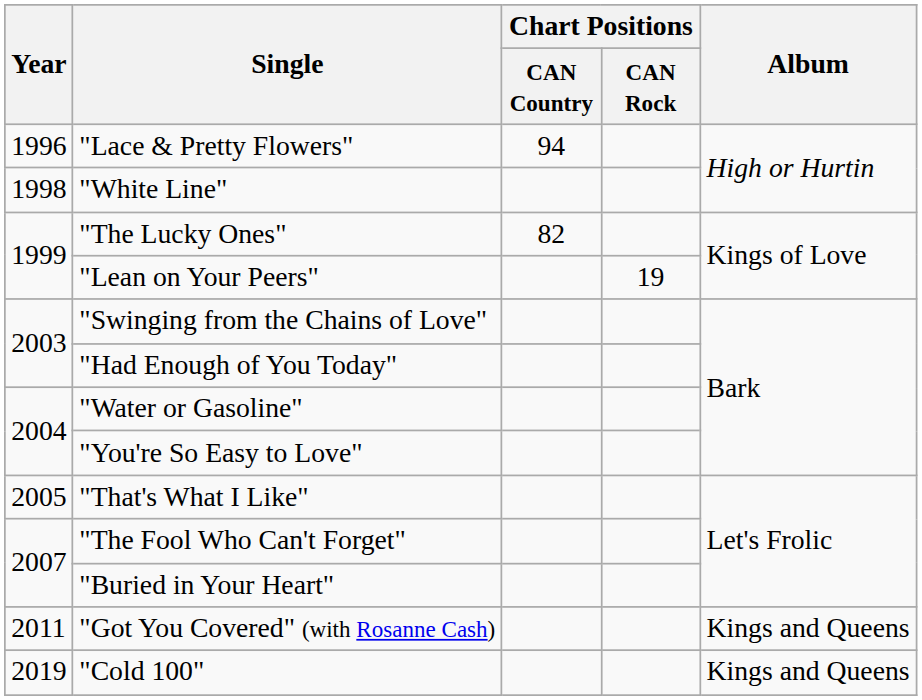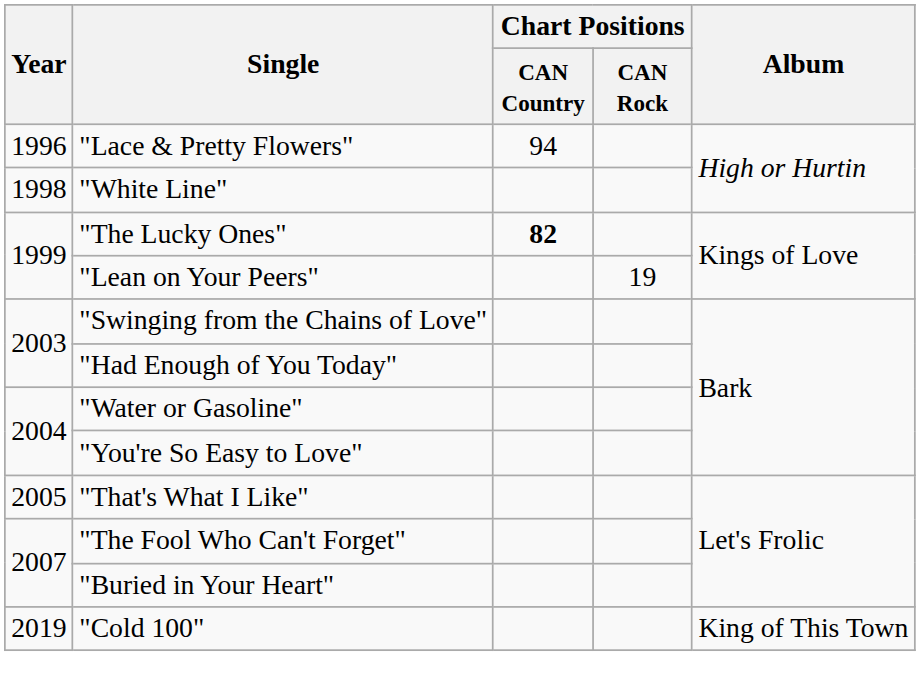(551, 233) normal -> (543, 233) bold
- row: (287, 628)
(808, 672) Kings and Queens -> (803, 628) King of This Town
